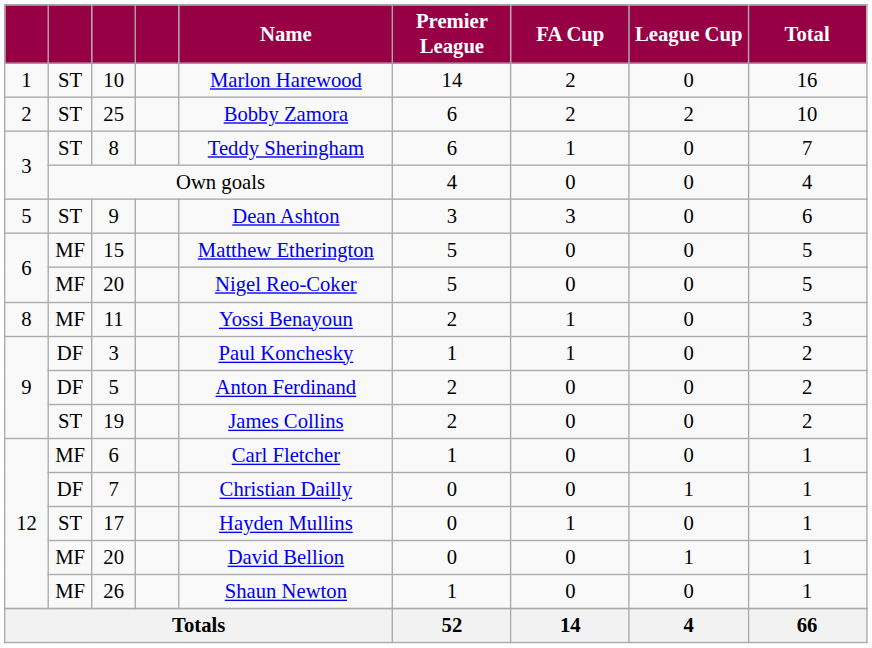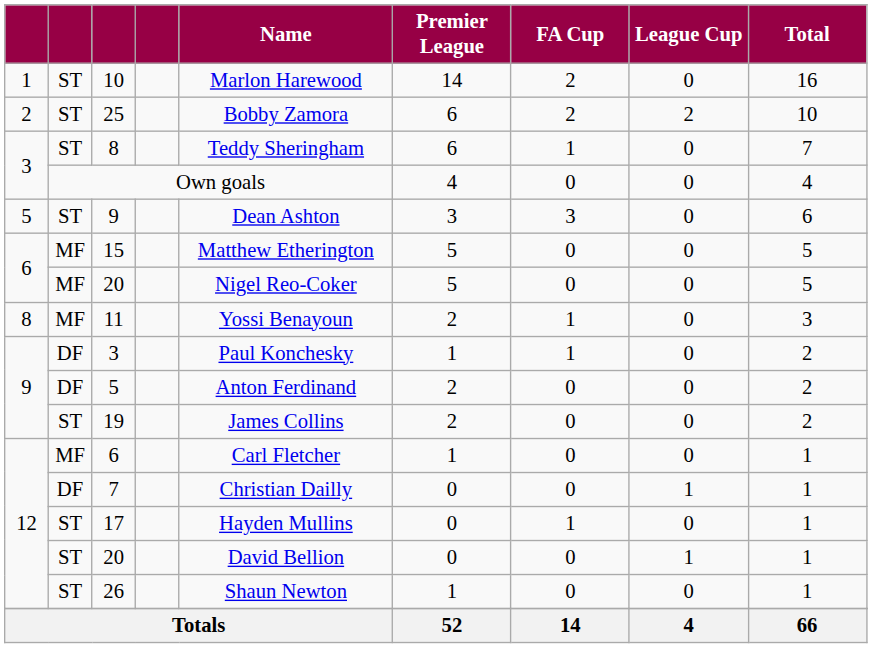(70, 557) MF -> (70, 557) ST
(70, 591) MF -> (70, 591) ST
